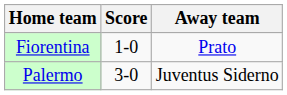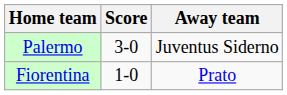rows swapped: (53, 47) <-> (53, 75)
